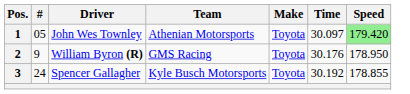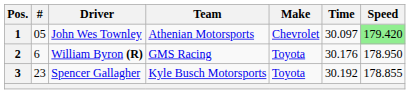(289, 34) Toyota -> (296, 34) Chevrolet
(37, 54) 9 -> (37, 54) 6
(40, 73) 24 -> (40, 73) 23
